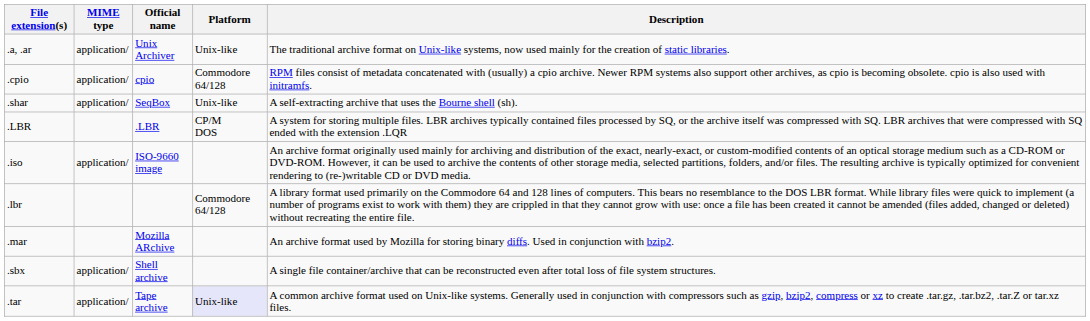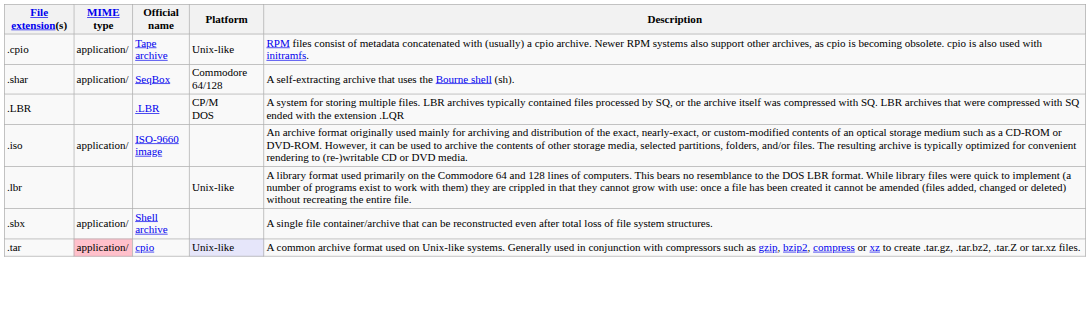- row: (19, 49)
(145, 79) cpio -> (151, 49) Tape archive
(223, 79) Commodore 64/128 -> (213, 49) Unix-like
(216, 103) Unix-like -> (220, 79) Commodore 64/128
(223, 205) Commodore 64/128 -> (213, 187) Unix-like
- row: (17, 241)
(103, 301) no background -> (103, 247) pink background
(151, 301) Tape archive -> (145, 247) cpio
